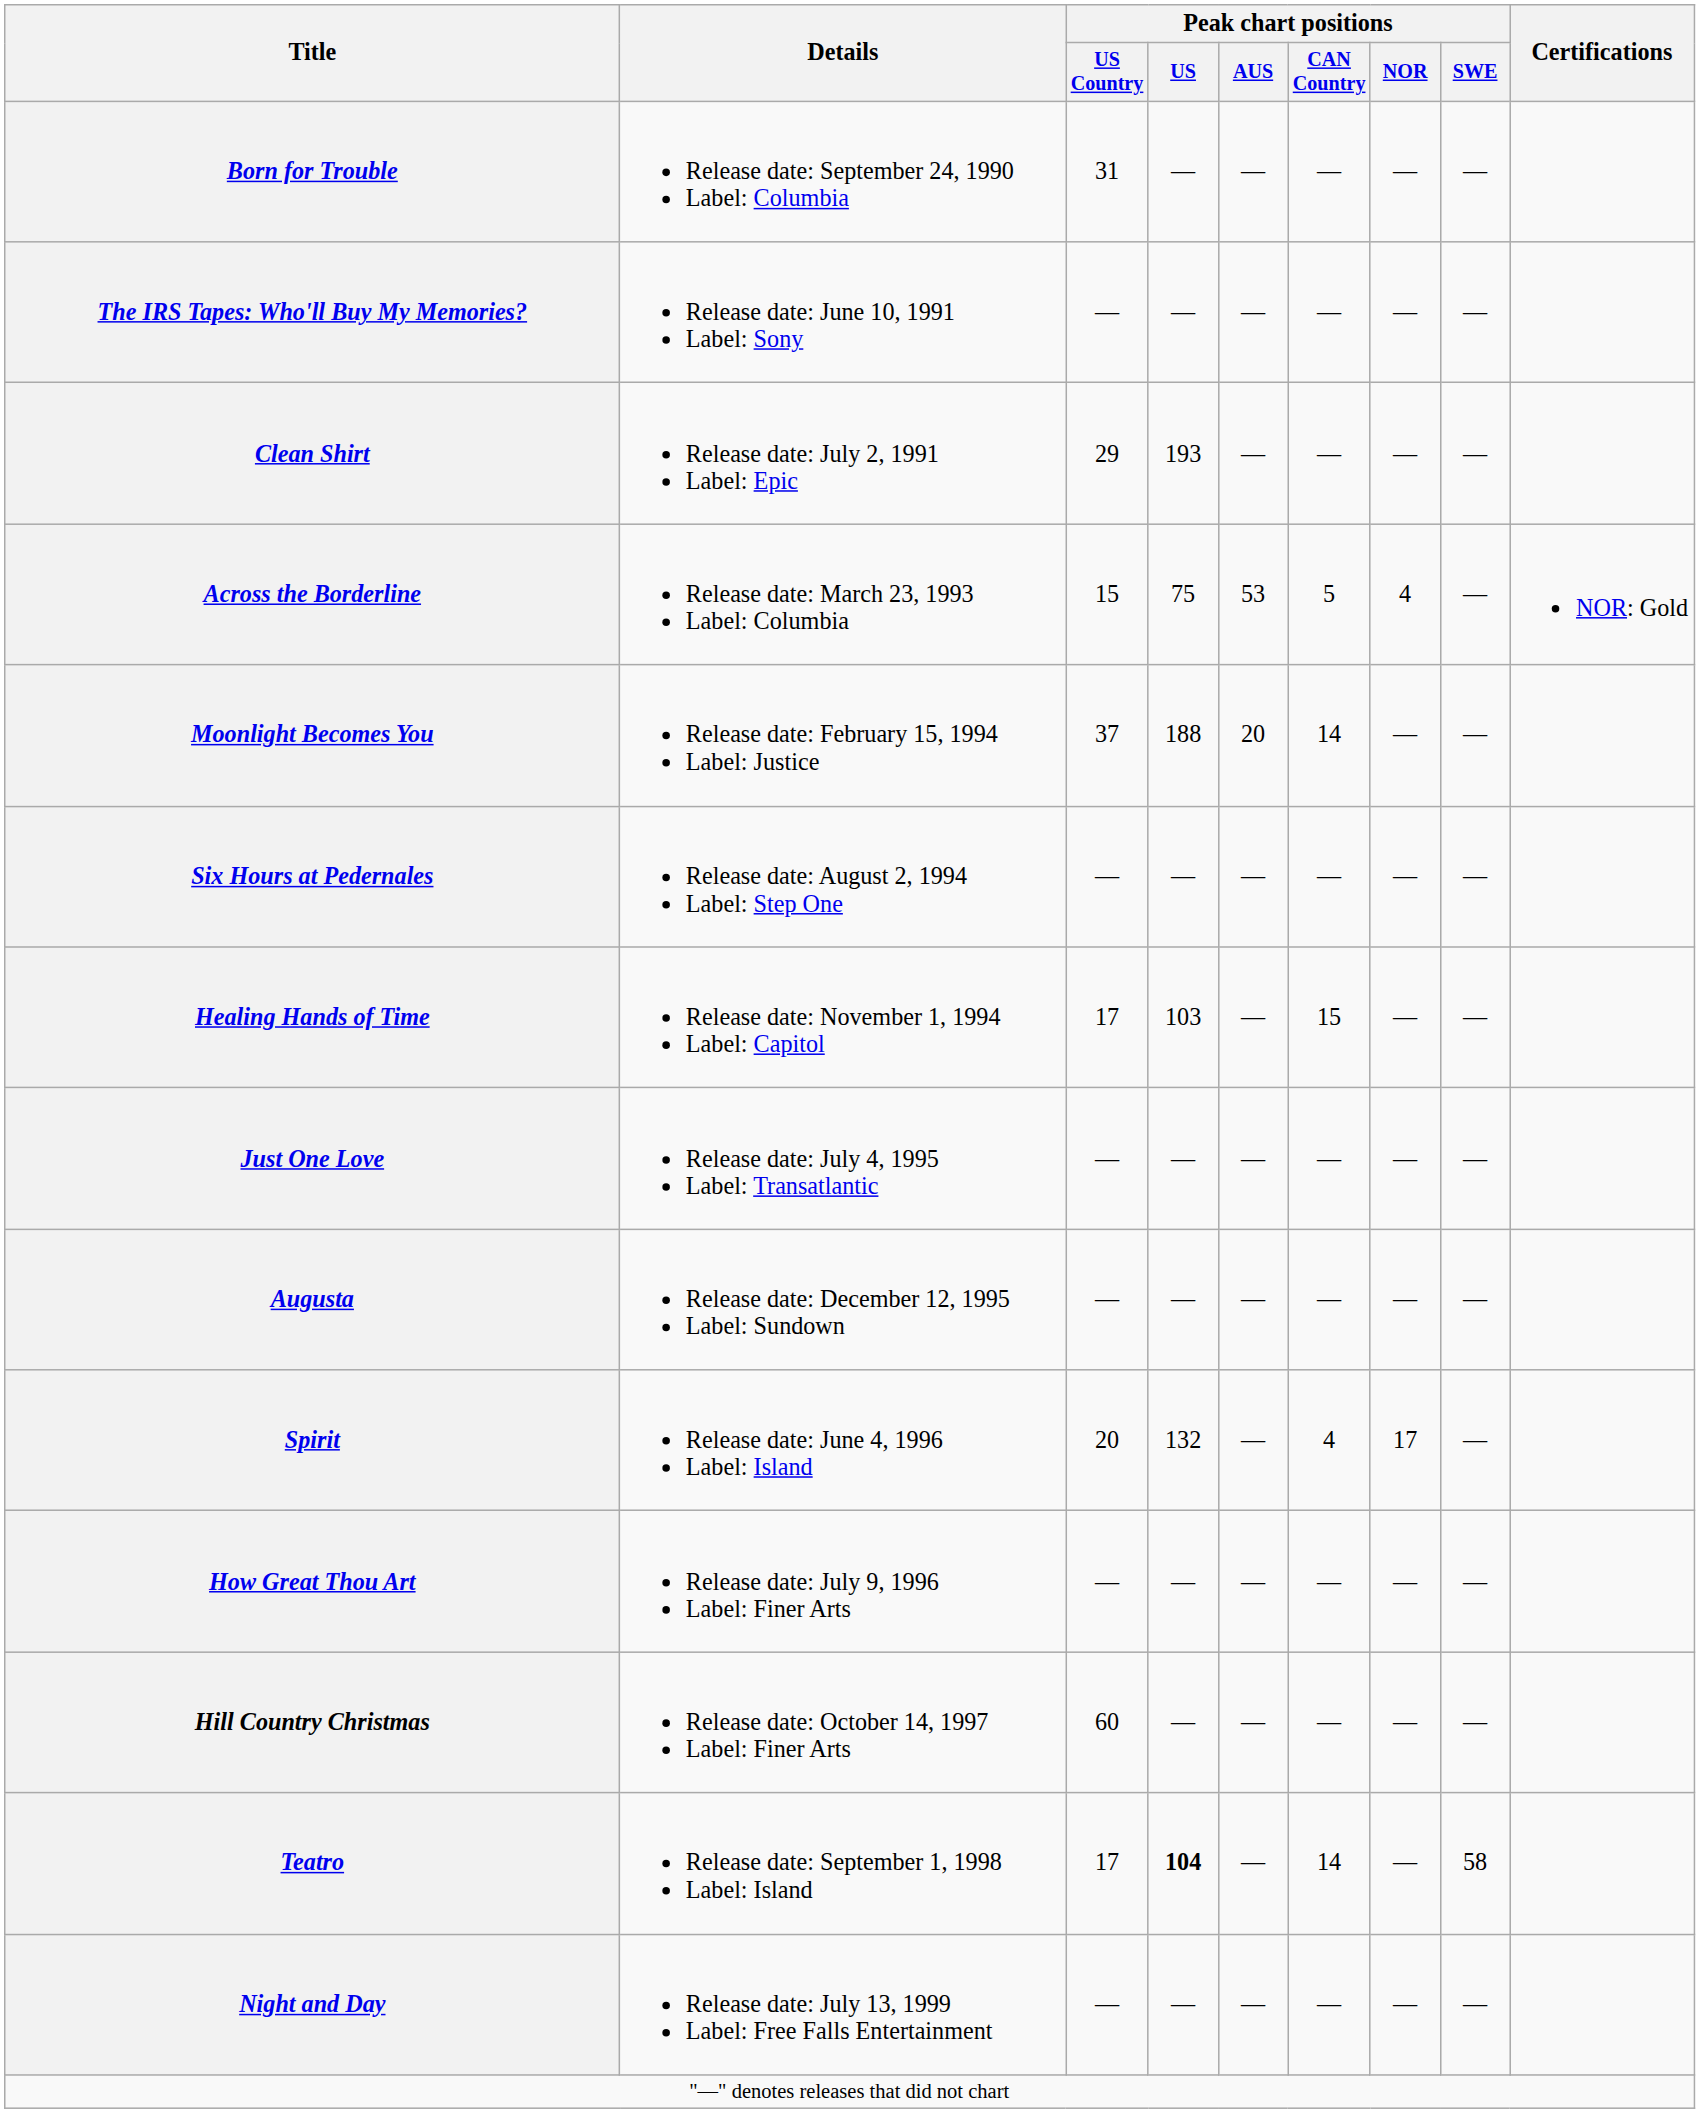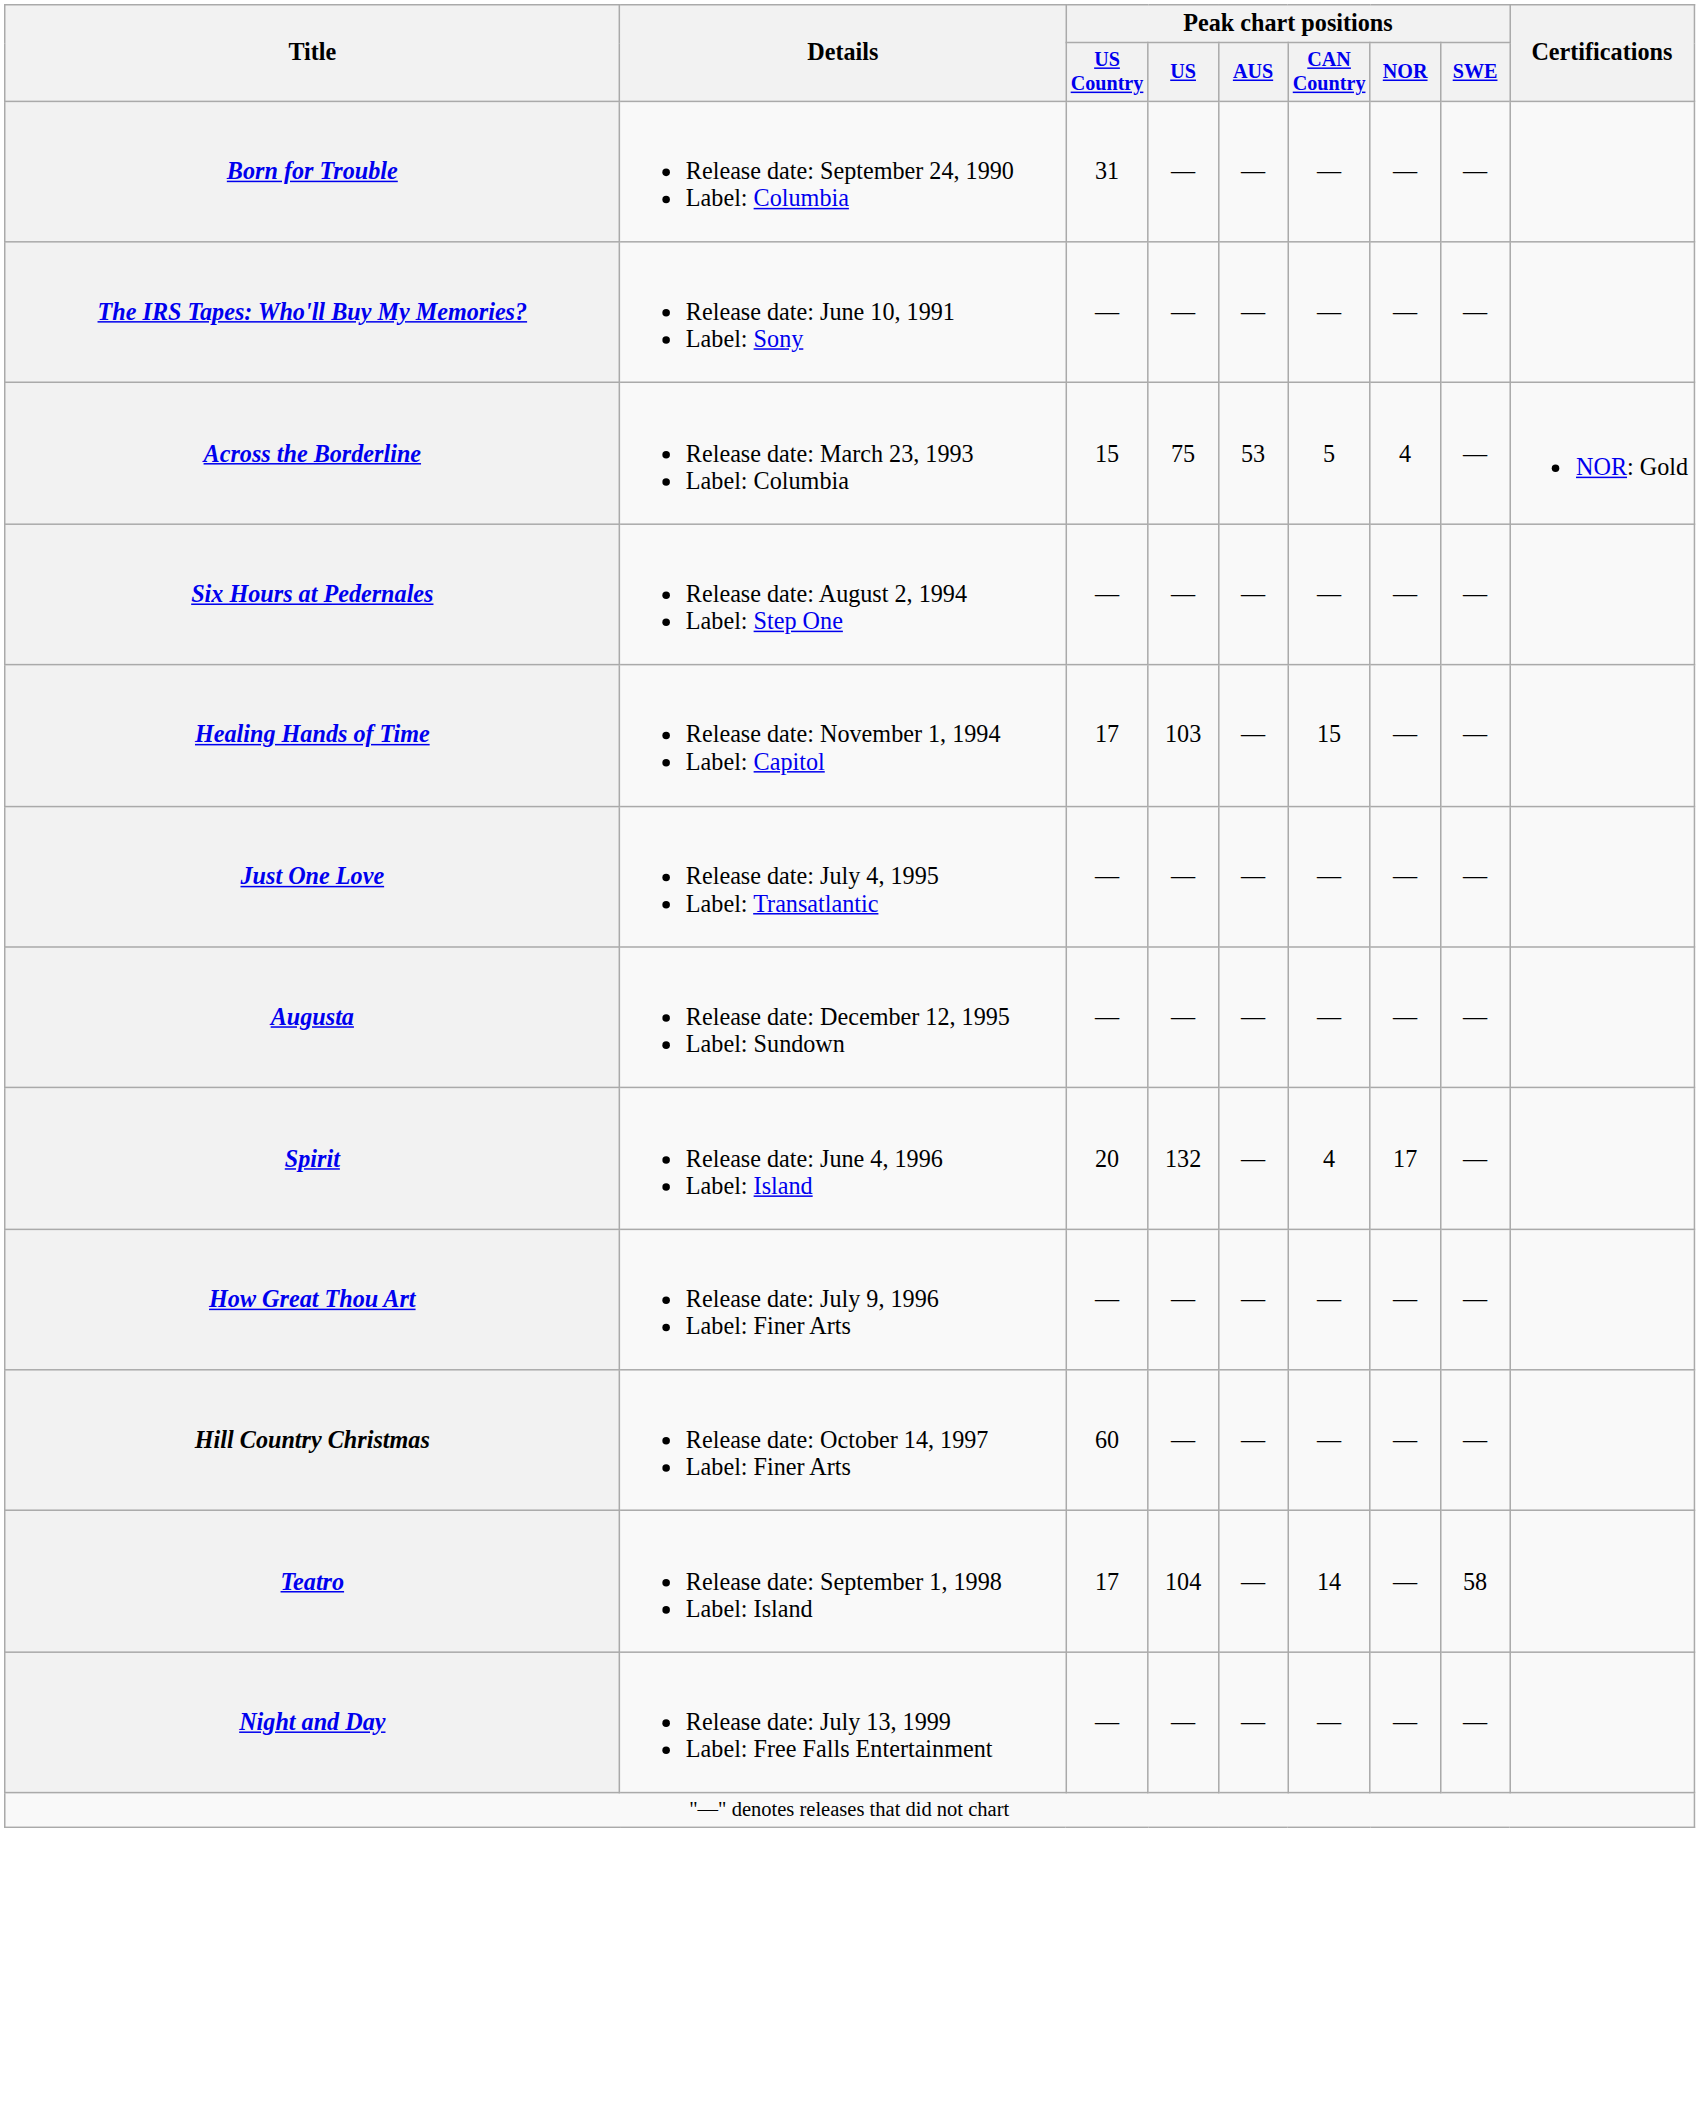- row: (312, 453)
- row: (312, 735)
(1183, 1863) bold -> (1183, 1581) normal
